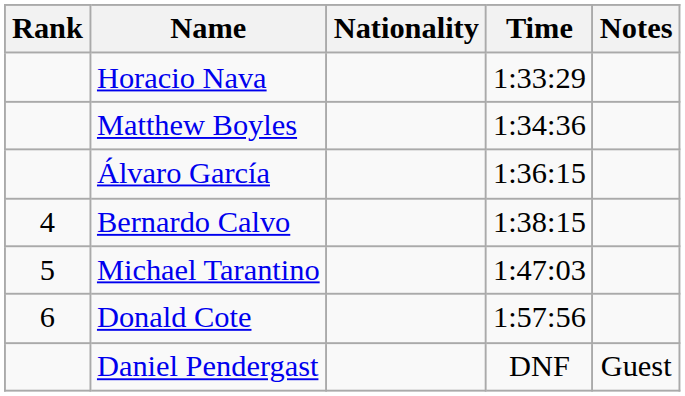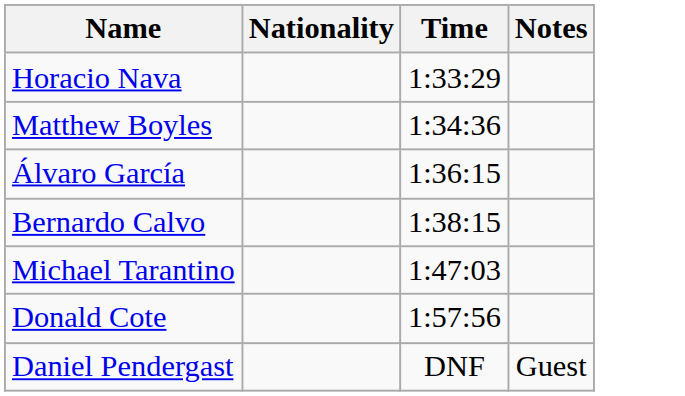- column: (47, 28)
